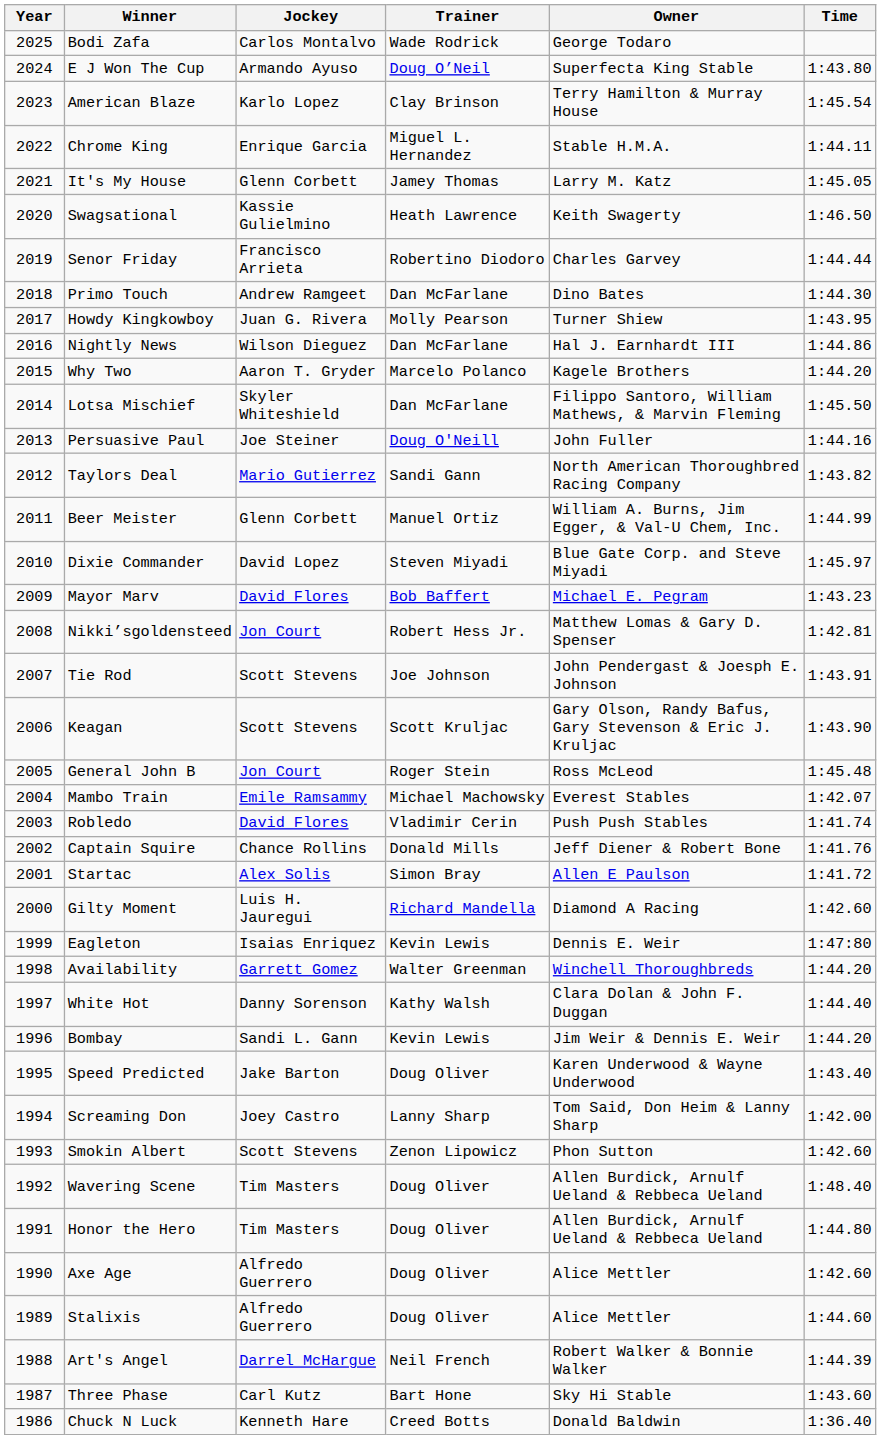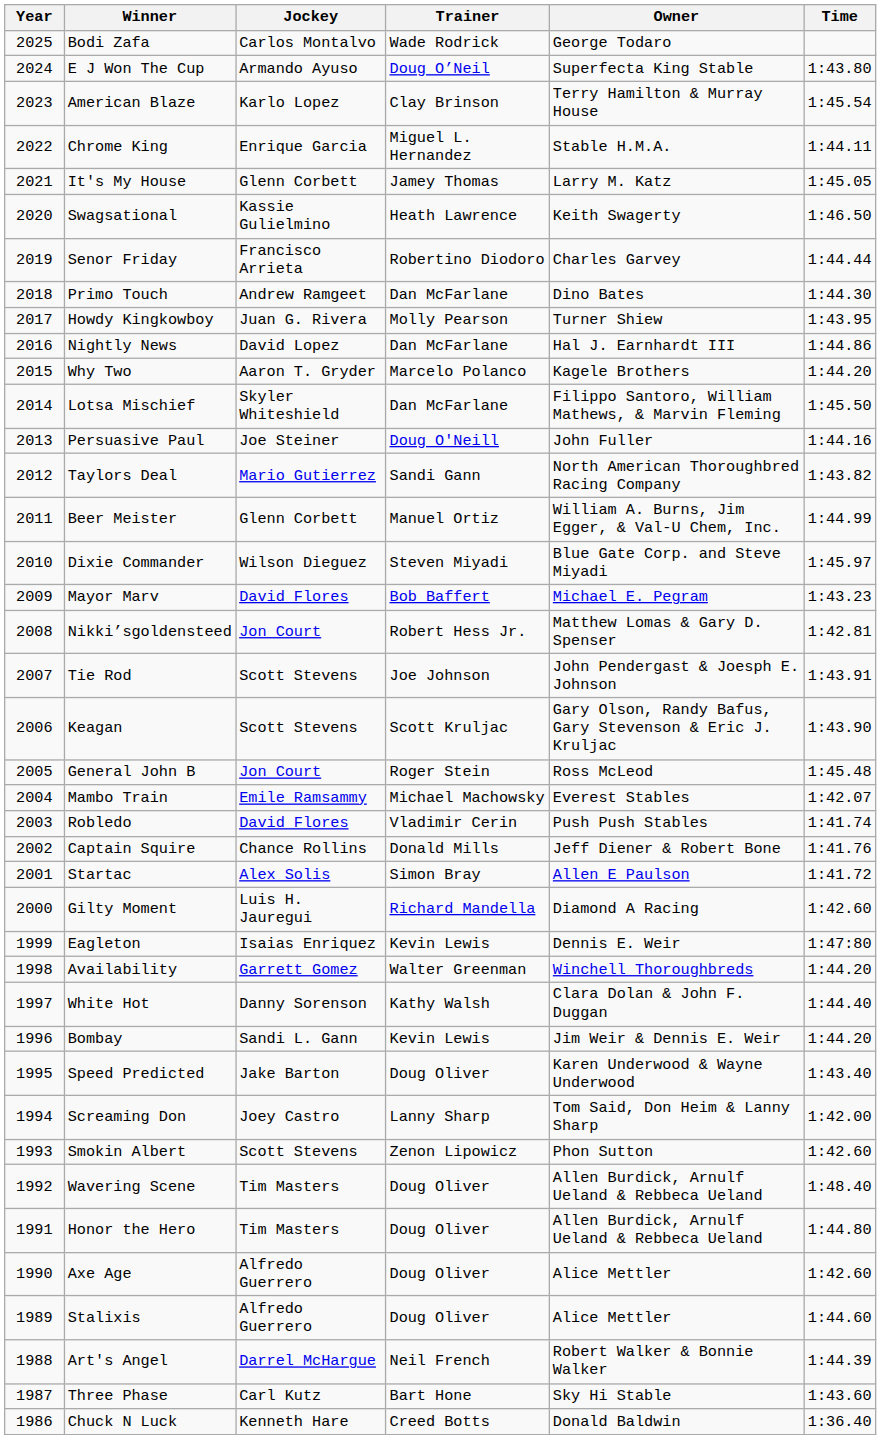(303, 345) Wilson Dieguez -> (289, 345) David Lopez
(289, 562) David Lopez -> (303, 562) Wilson Dieguez
